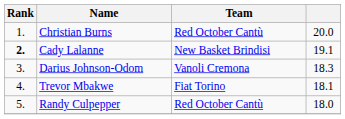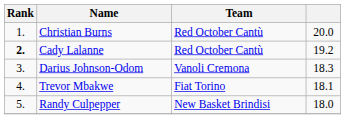(222, 50) New Basket Brindisi -> (219, 50) Red October Cantù
(323, 50) 19.1 -> (323, 50) 19.2
(219, 104) Red October Cantù -> (222, 104) New Basket Brindisi
